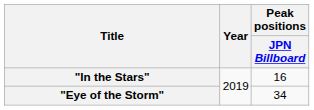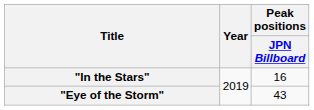(280, 95) 34 -> (280, 95) 43
